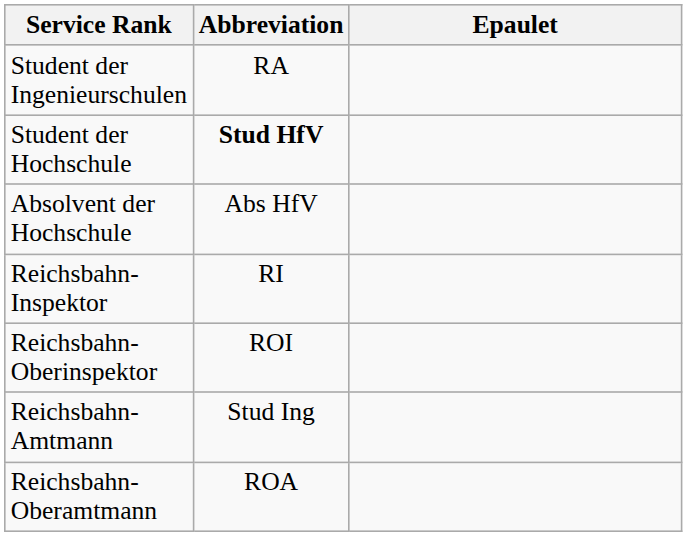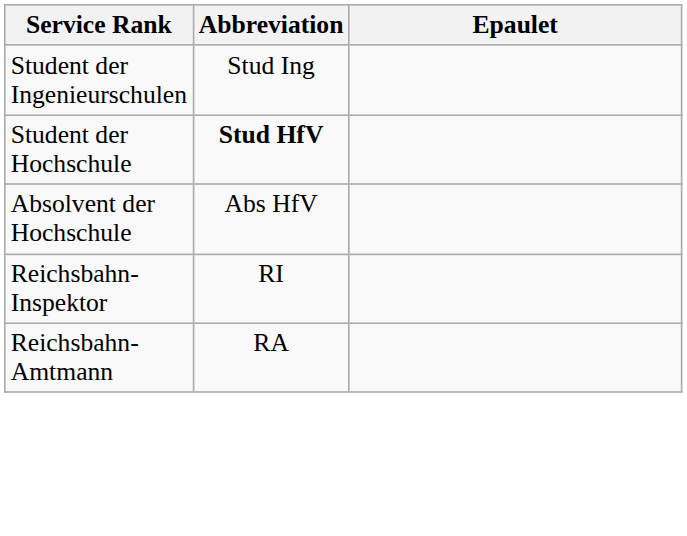(271, 65) RA -> (271, 65) Stud Ing
- row: (84, 357)
(271, 412) Stud Ing -> (271, 342) RA
- row: (84, 496)
